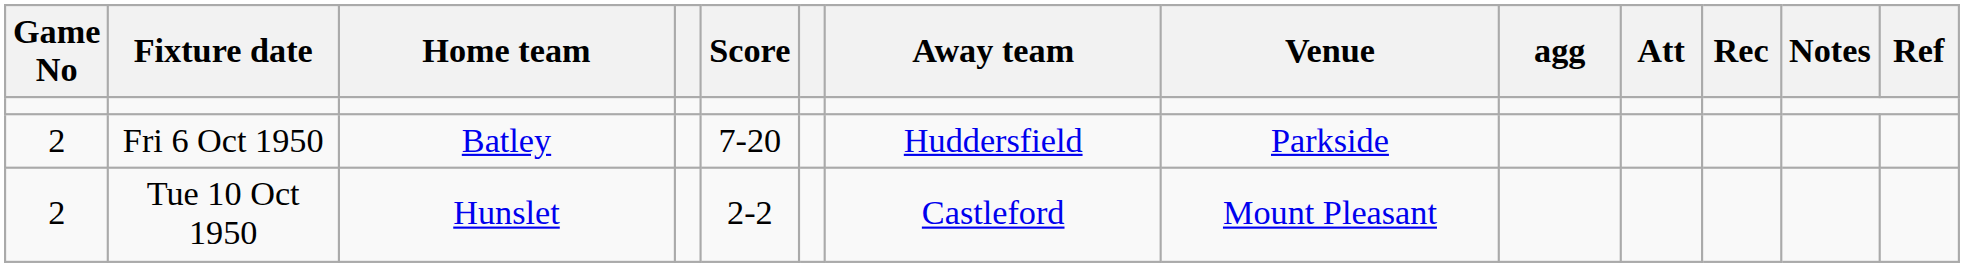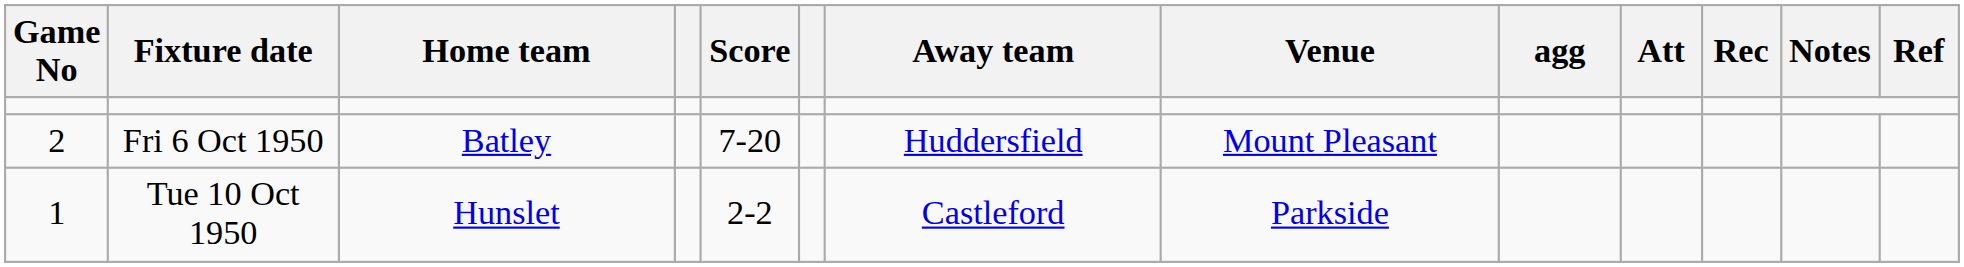(1330, 140) Parkside -> (1330, 140) Mount Pleasant
(57, 213) 2 -> (57, 213) 1
(1330, 213) Mount Pleasant -> (1330, 213) Parkside
